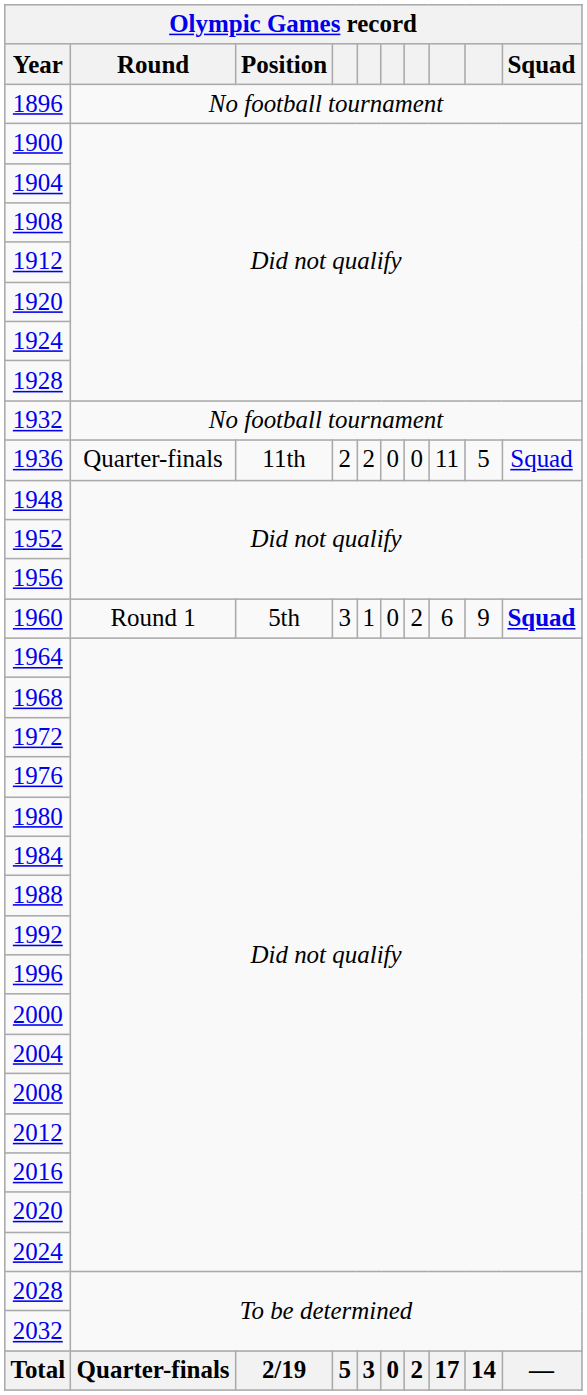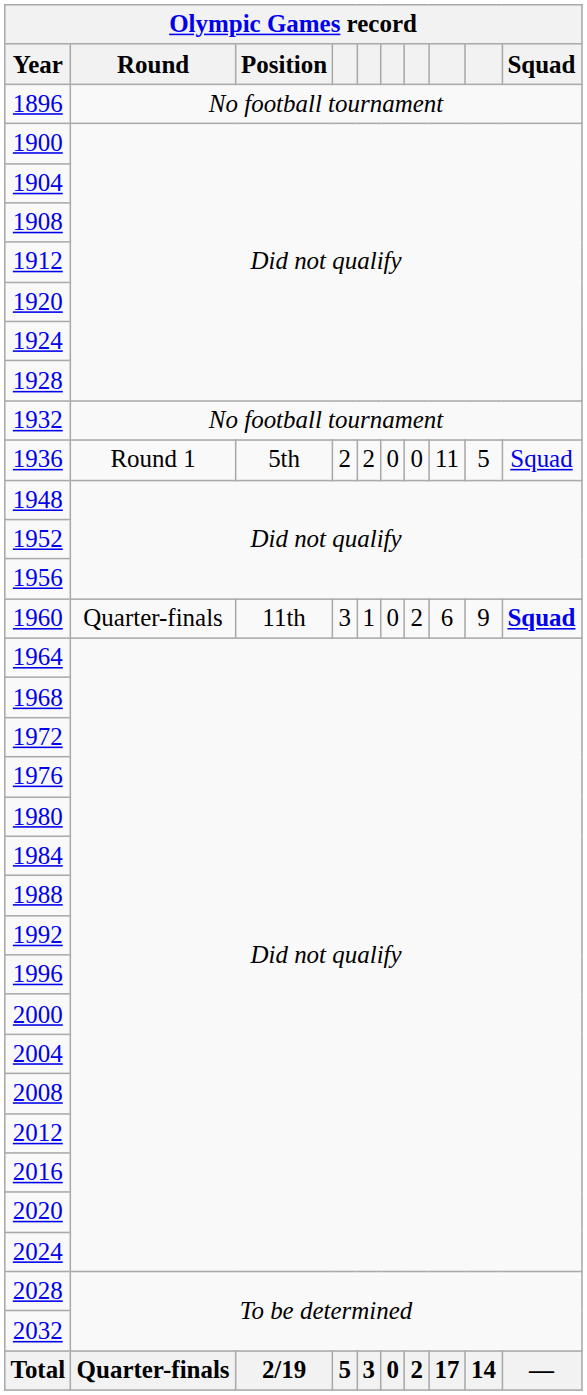(153, 459) Quarter-finals -> (153, 459) Round 1
(284, 459) 11th -> (284, 459) 5th
(153, 618) Round 1 -> (153, 618) Quarter-finals
(284, 618) 5th -> (284, 618) 11th
